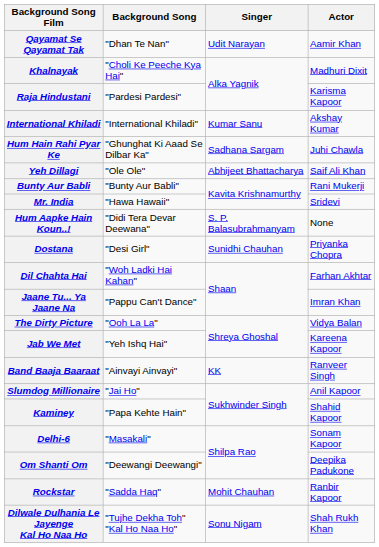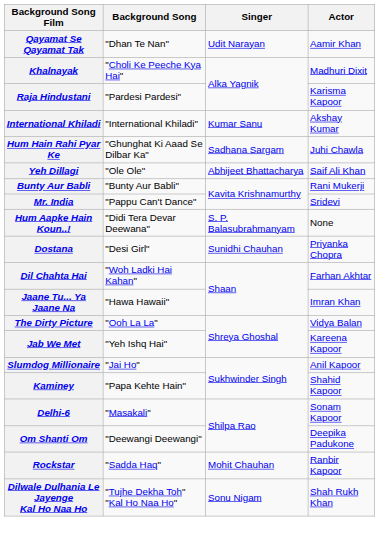(137, 201) "Hawa Hawaii" -> (151, 201) "Pappu Can't Dance"
(151, 302) "Pappu Can't Dance" -> (137, 302) "Hawa Hawaii"
- row: (54, 370)
